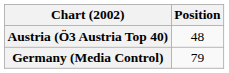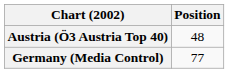(197, 57) 79 -> (197, 57) 77
